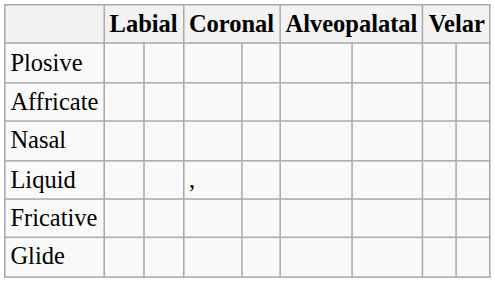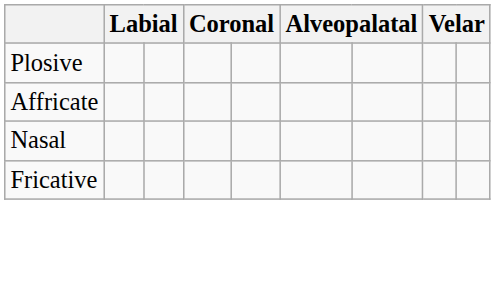- row: (43, 179)
- row: (38, 256)
